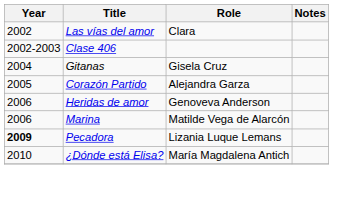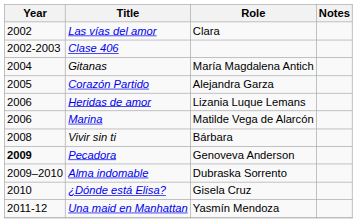(198, 66) Gisela Cruz -> (253, 66) María Magdalena Antich
(219, 102) Genoveva Anderson -> (249, 102) Lizania Luque Lemans
+ row: (92, 137)
(225, 137) Lizania Luque Lemans -> (244, 155) Genoveva Anderson
+ row: (108, 173)
(229, 155) María Magdalena Antich -> (222, 191) Gisela Cruz
+ row: (128, 208)
